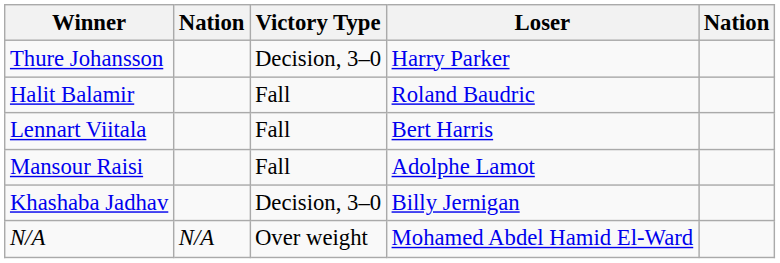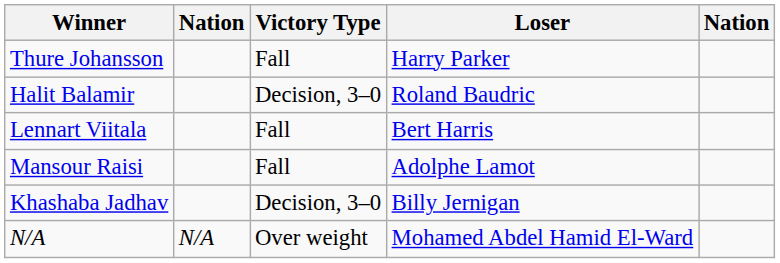(318, 58) Decision, 3–0 -> (273, 58) Fall
(273, 94) Fall -> (318, 94) Decision, 3–0
